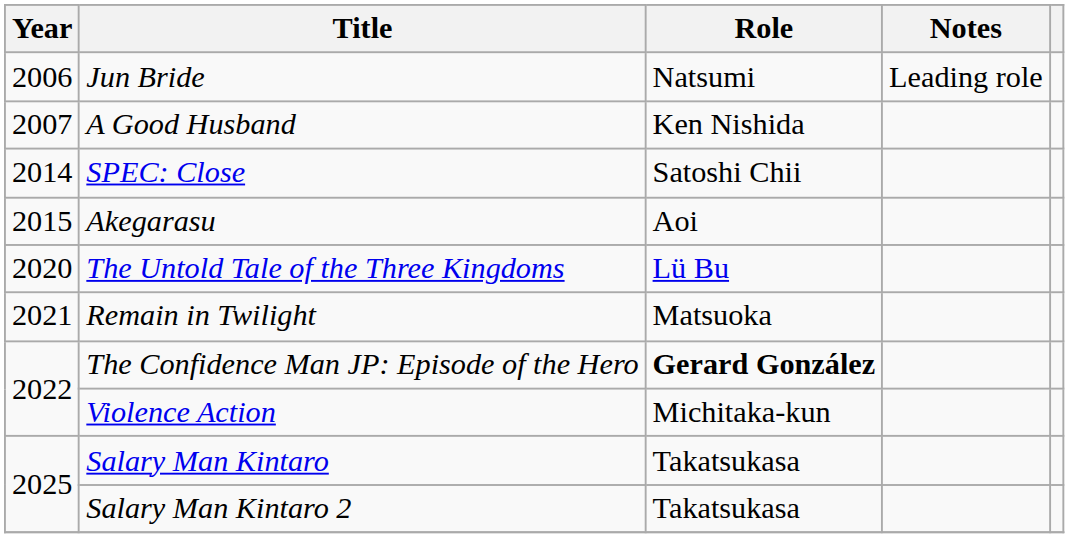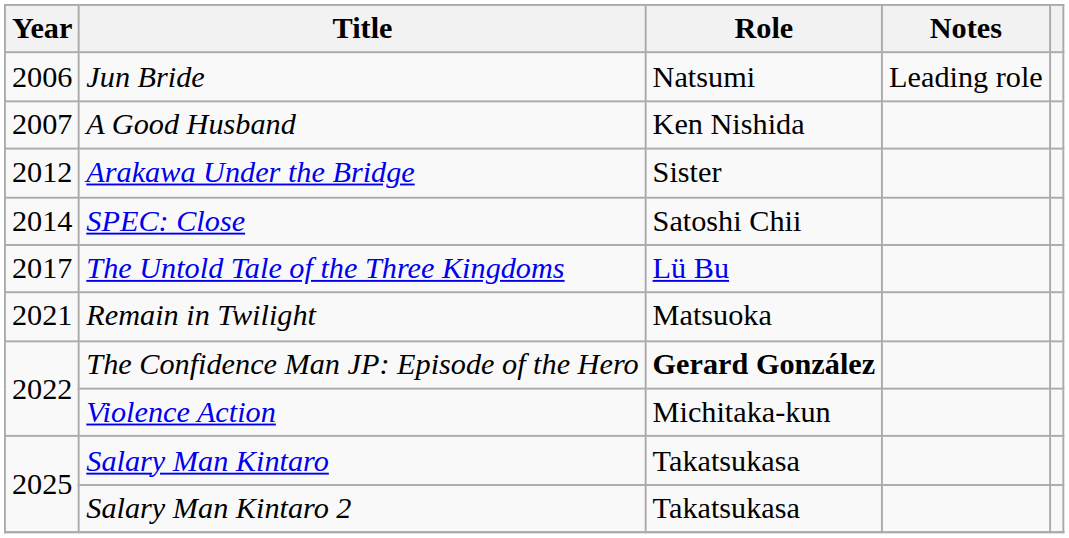+ row: (251, 172)
- row: (151, 220)
(42, 268) 2020 -> (42, 268) 2017
